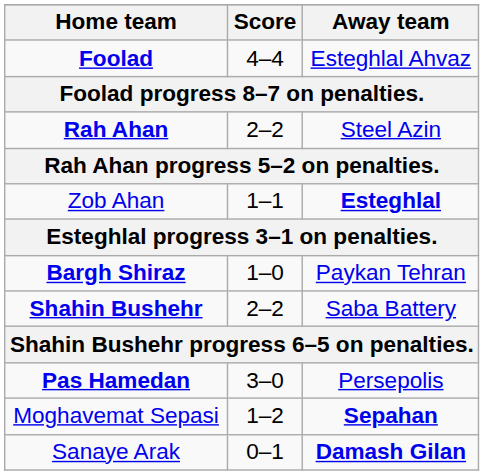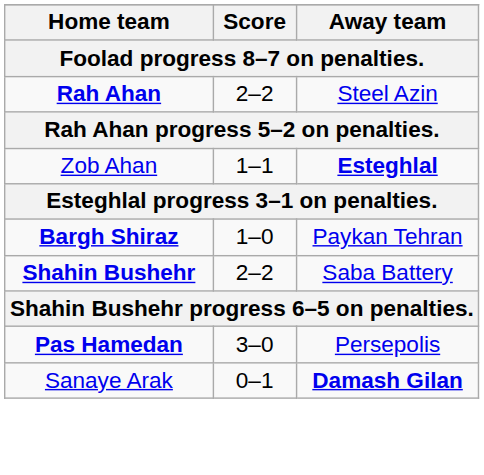- row: (116, 58)
- row: (116, 415)
